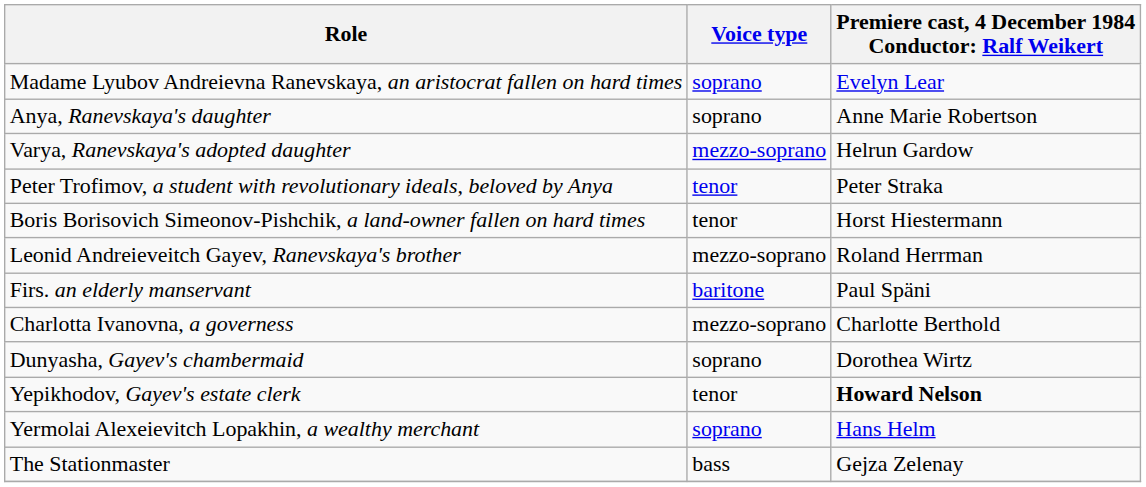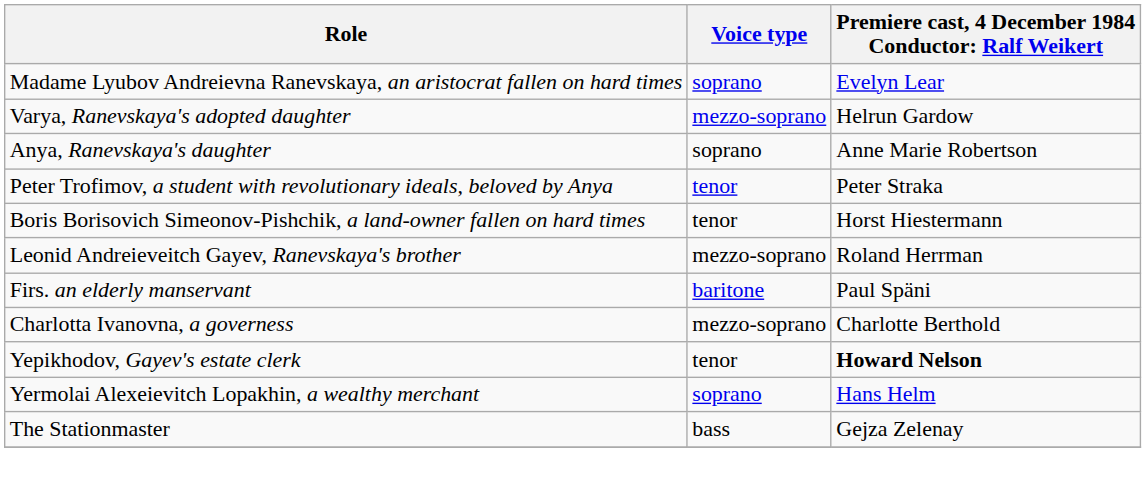rows swapped: (140, 116) <-> (180, 150)
- row: (157, 359)
